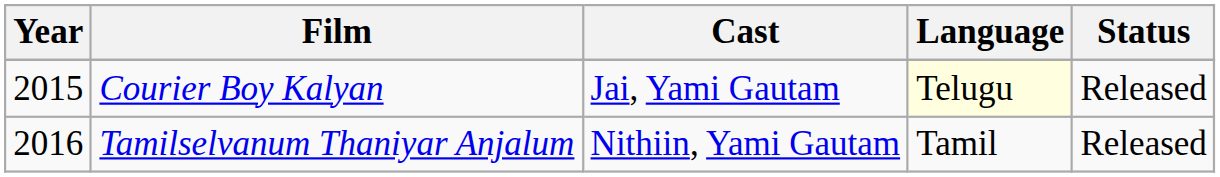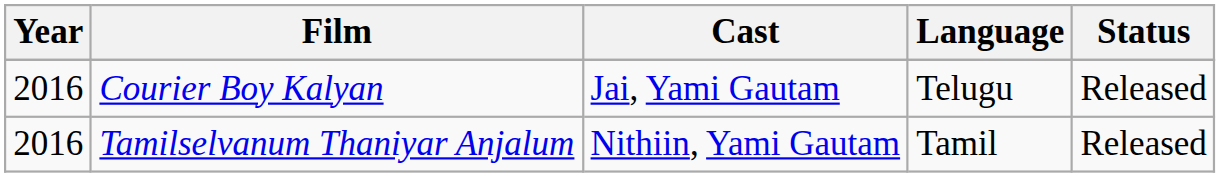(48, 87) 2015 -> (48, 87) 2016
(965, 87) lightyellow background -> (965, 87) no background
